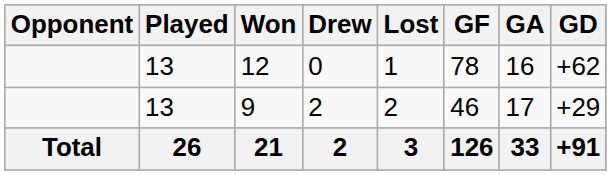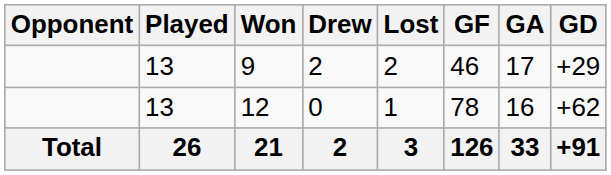rows swapped: (248, 107) <-> (255, 66)
